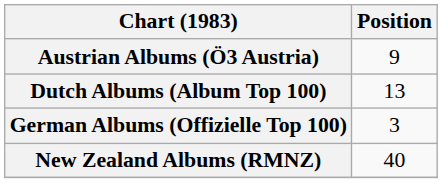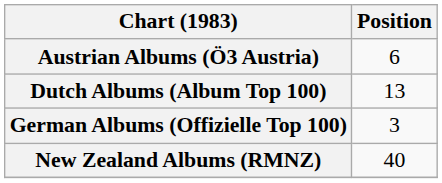(394, 56) 9 -> (394, 56) 6
